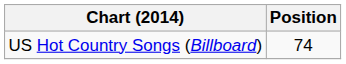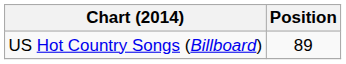(303, 44) 74 -> (303, 44) 89
